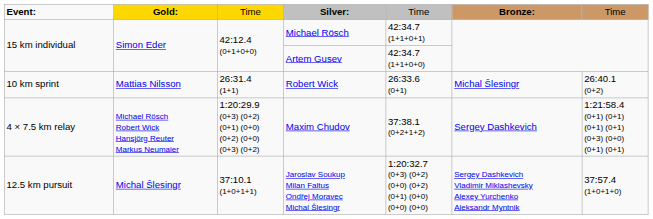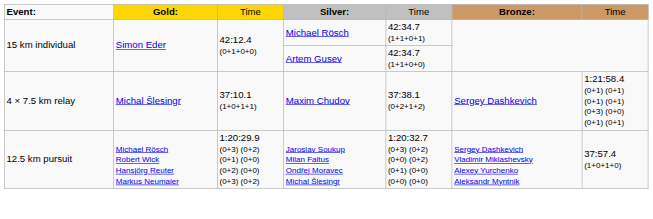- row: (312, 84)
(147, 133) Michael Rösch Robert Wick Hansjörg Reuter Markus Neumaier -> (148, 100) Michal Šlesingr
(240, 127) 1:20:29.9 (0+3) (0+2) (0+1) (0+0) (0+2) (0+0) (0+3) (0+2) -> (238, 100) 37:10.1 (1+0+1+1)
(148, 185) Michal Šlesingr -> (147, 165) Michael Rösch Robert Wick Hansjörg Reuter Markus Neumaier
(238, 185) 37:10.1 (1+0+1+1) -> (240, 159) 1:20:29.9 (0+3) (0+2) (0+1) (0+0) (0+2) (0+0) (0+3) (0+2)
